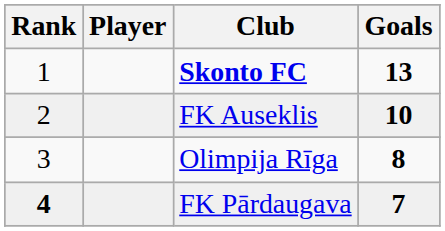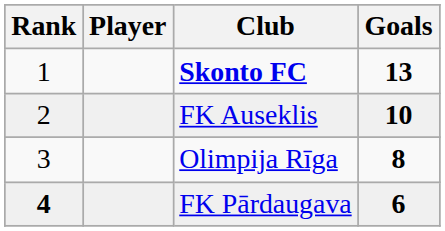(399, 203) 7 -> (399, 203) 6
